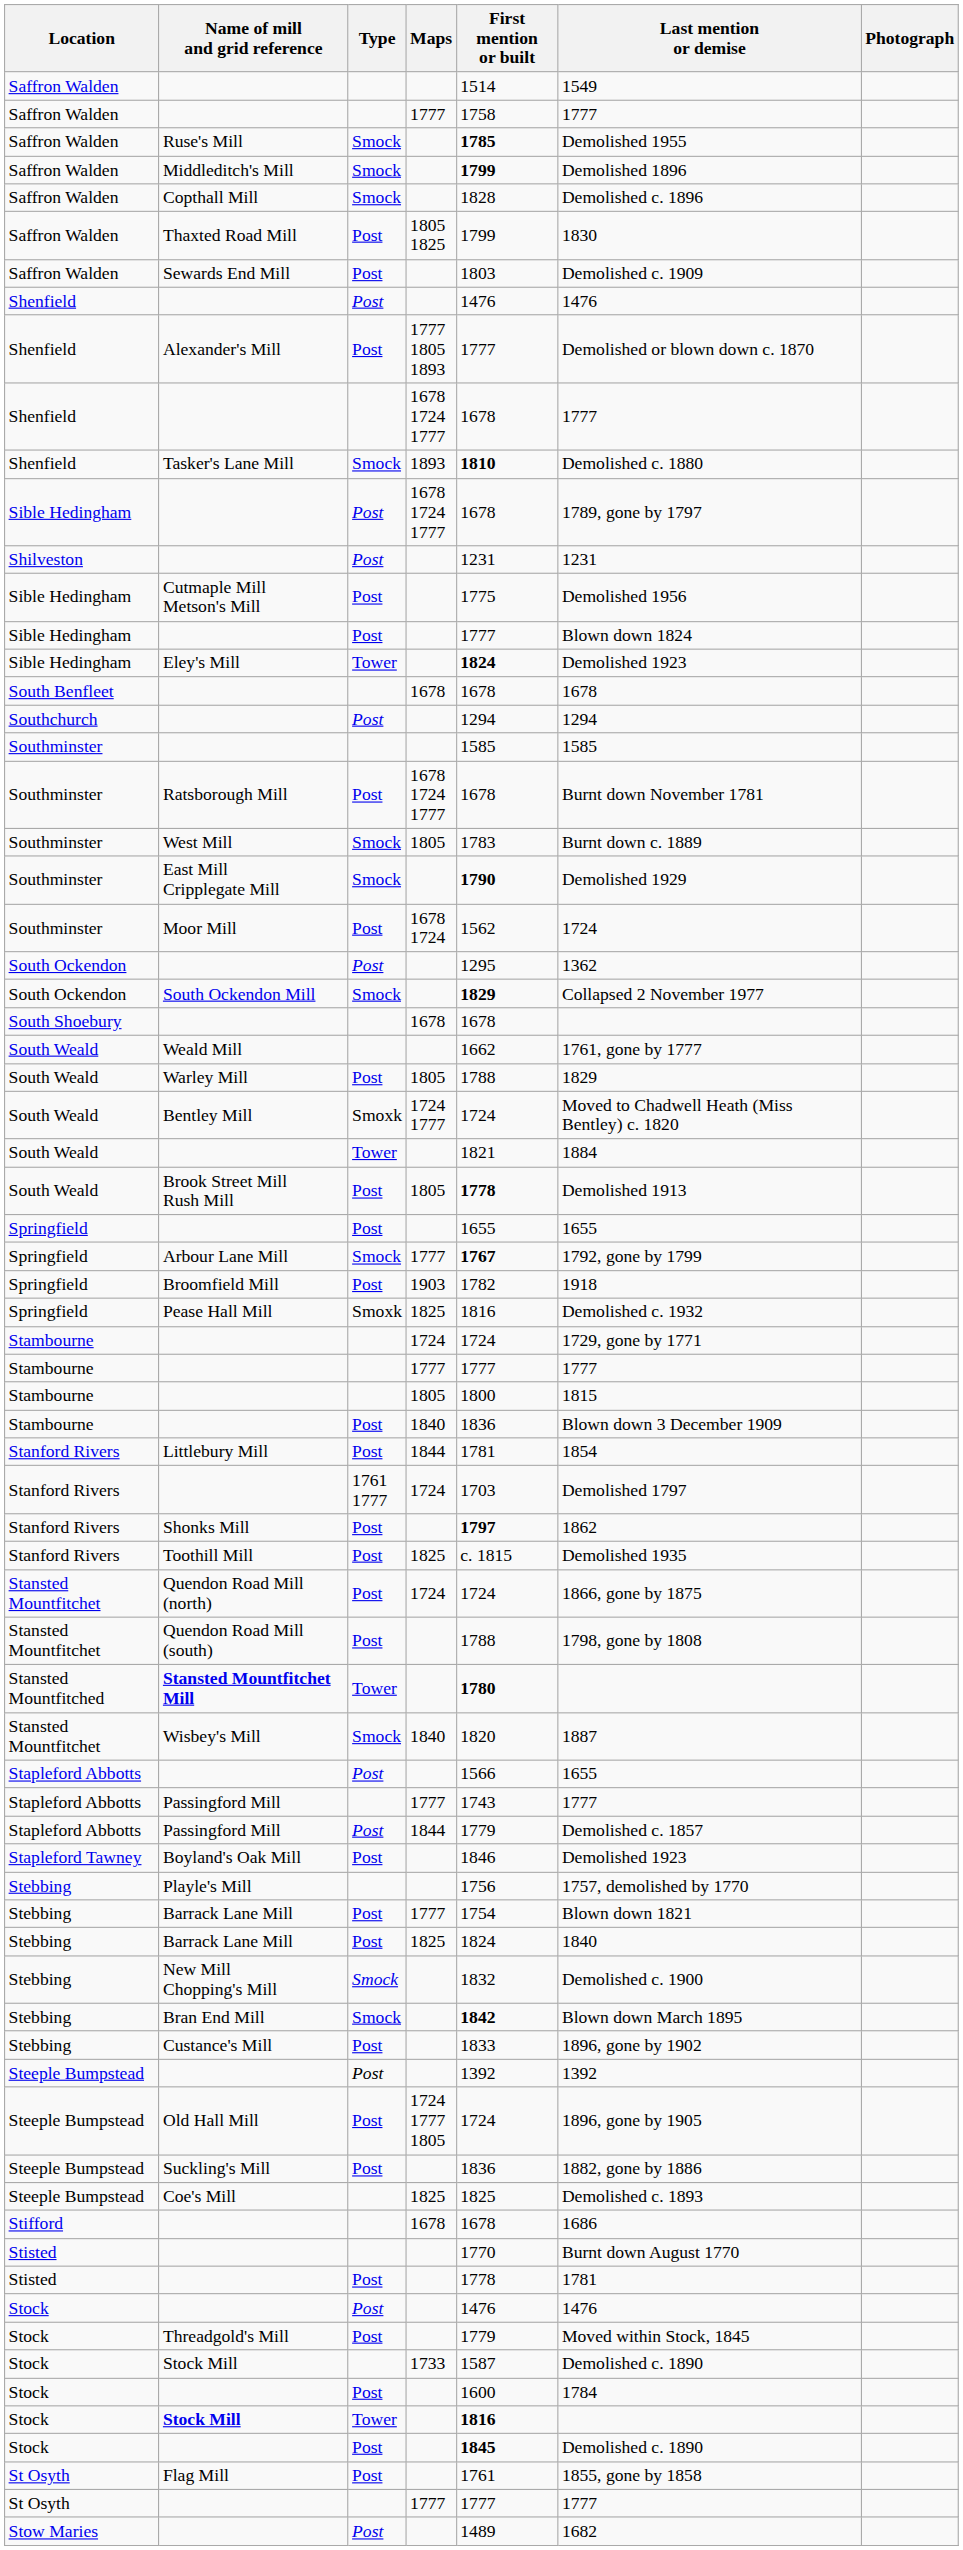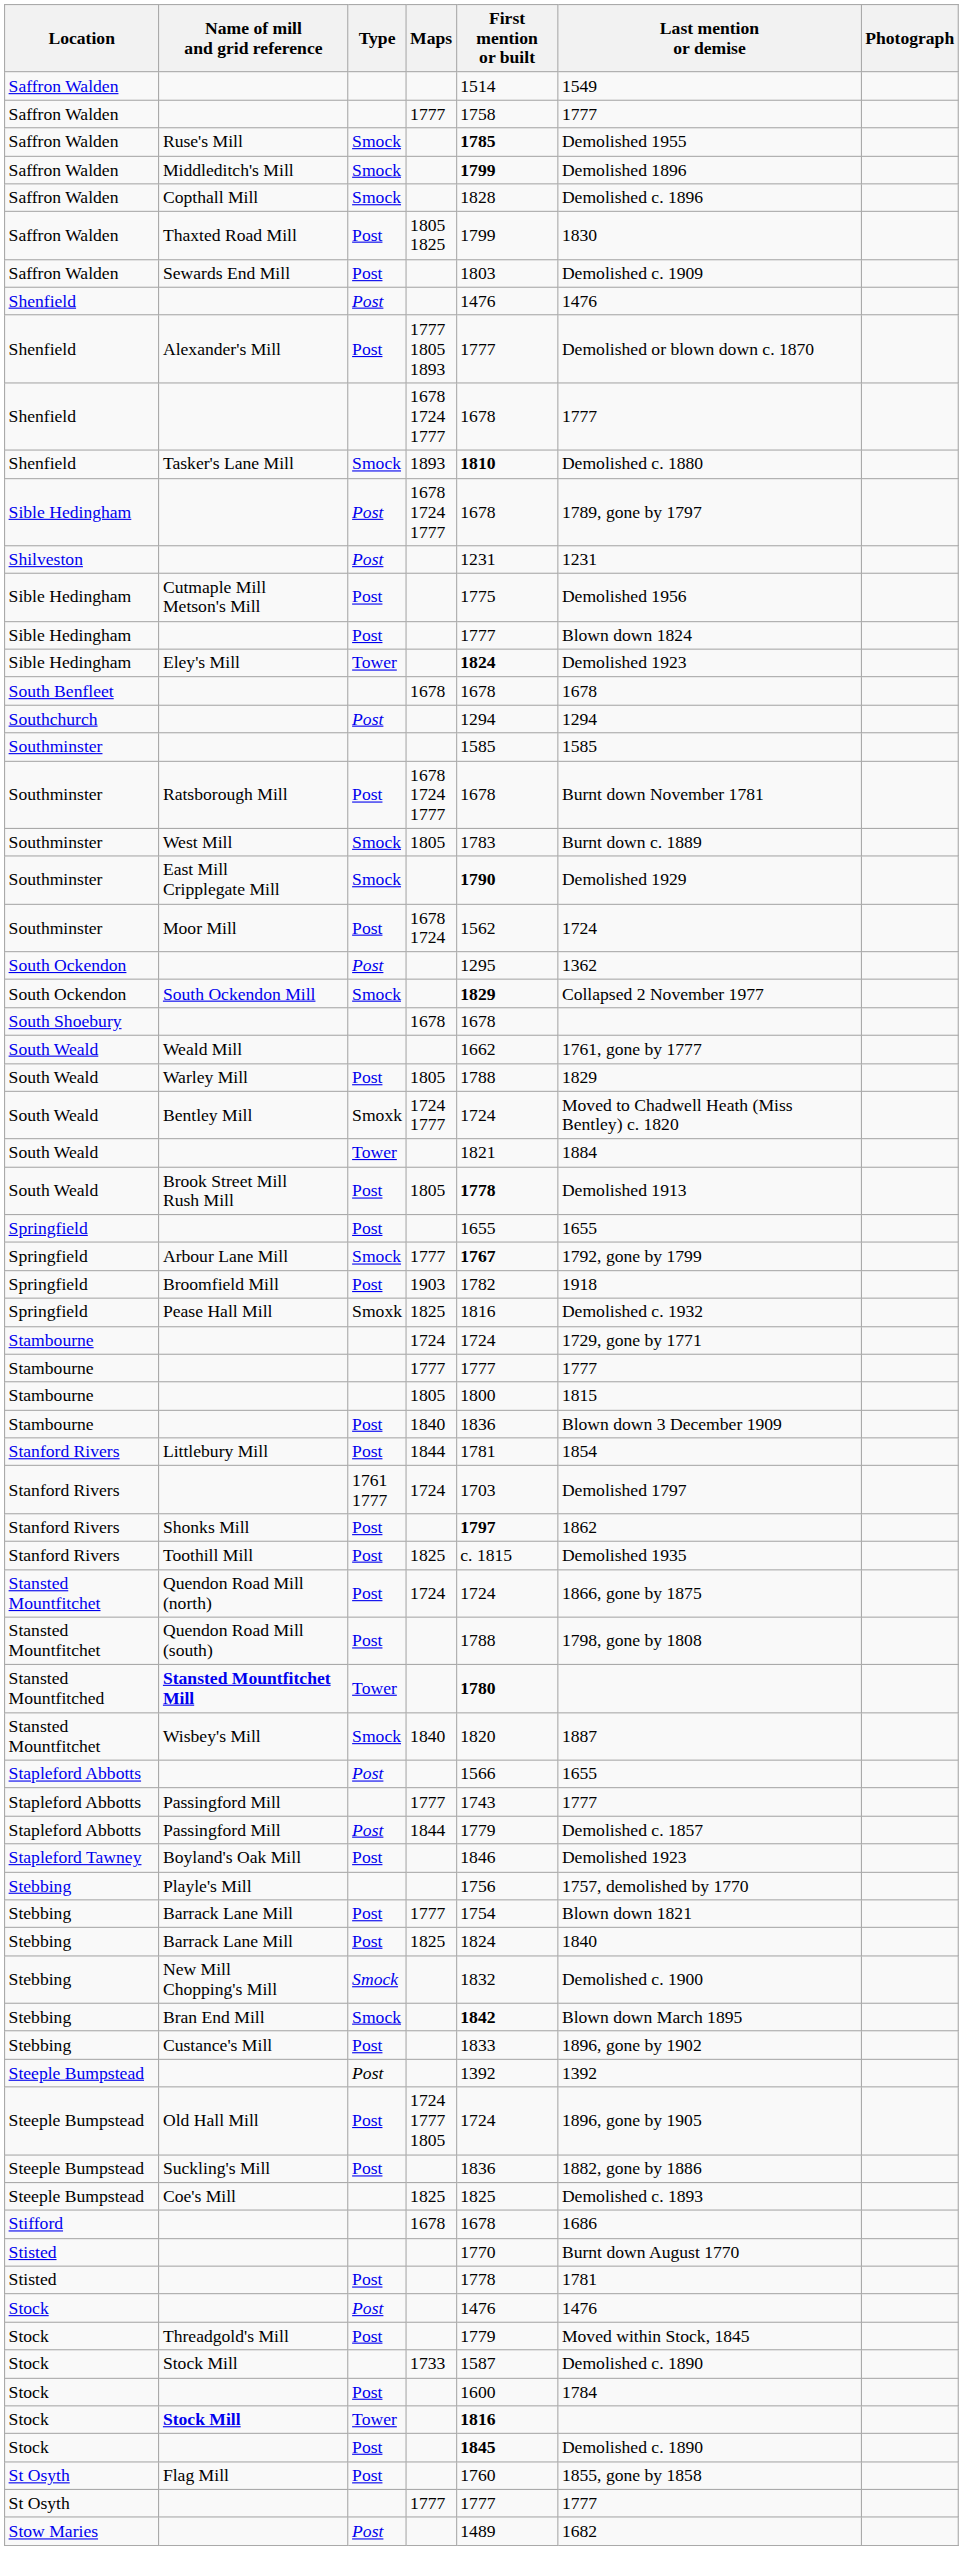(478, 2475) 1761 -> (478, 2475) 1760
